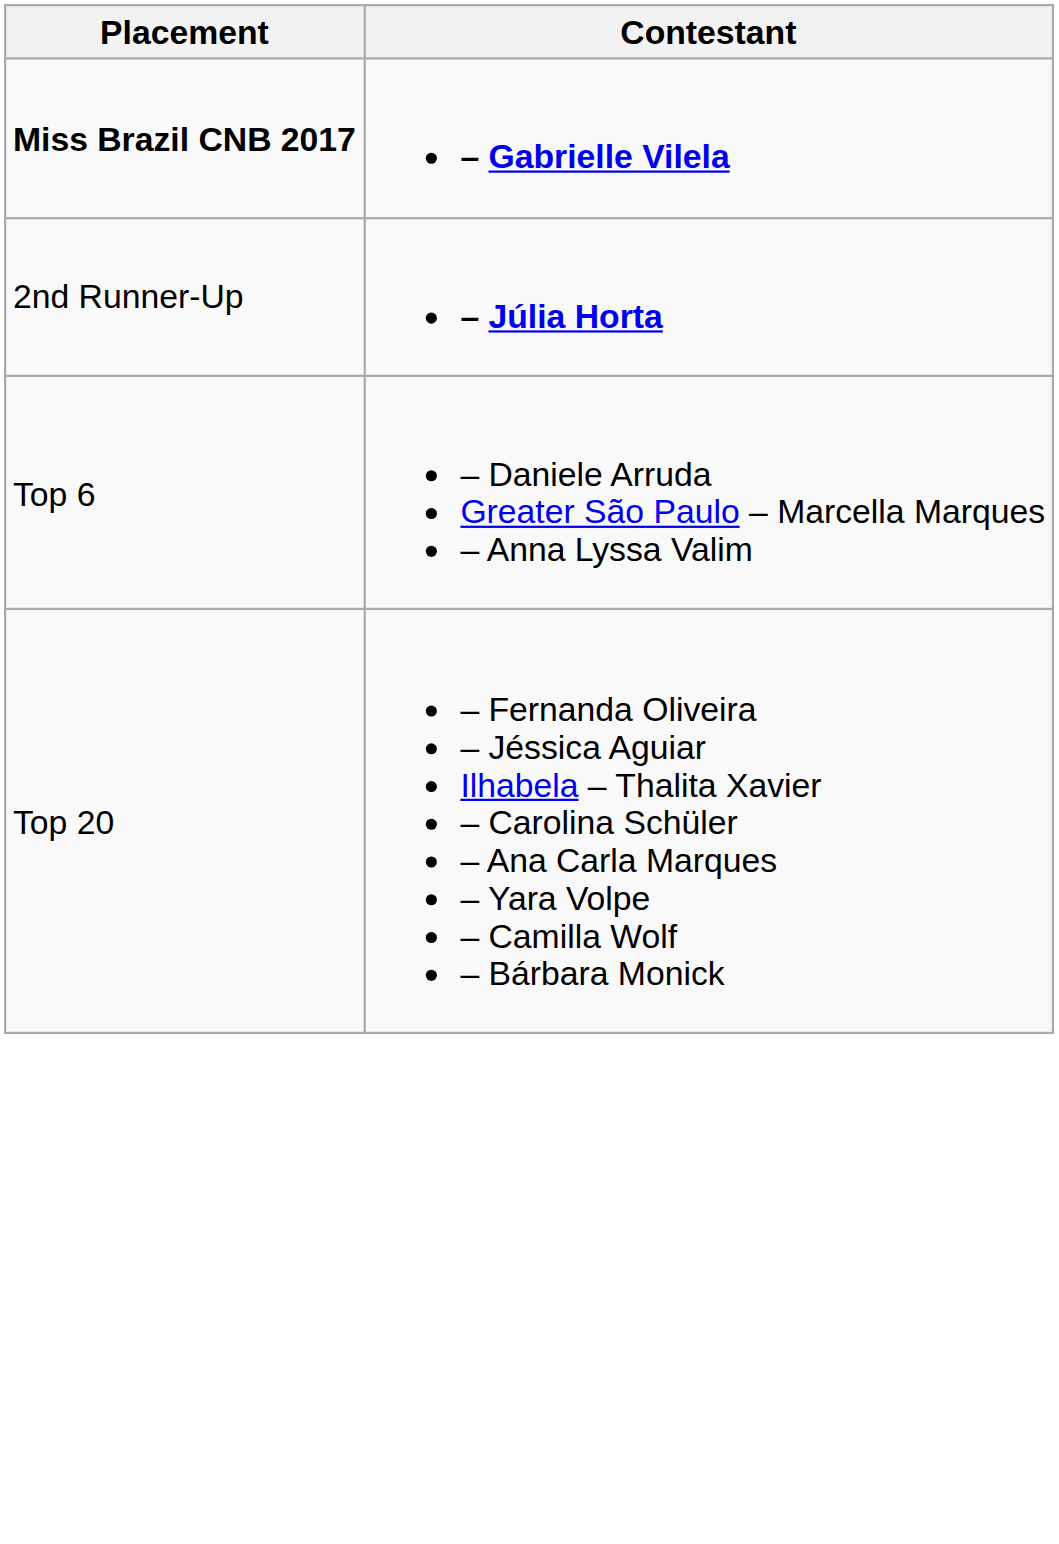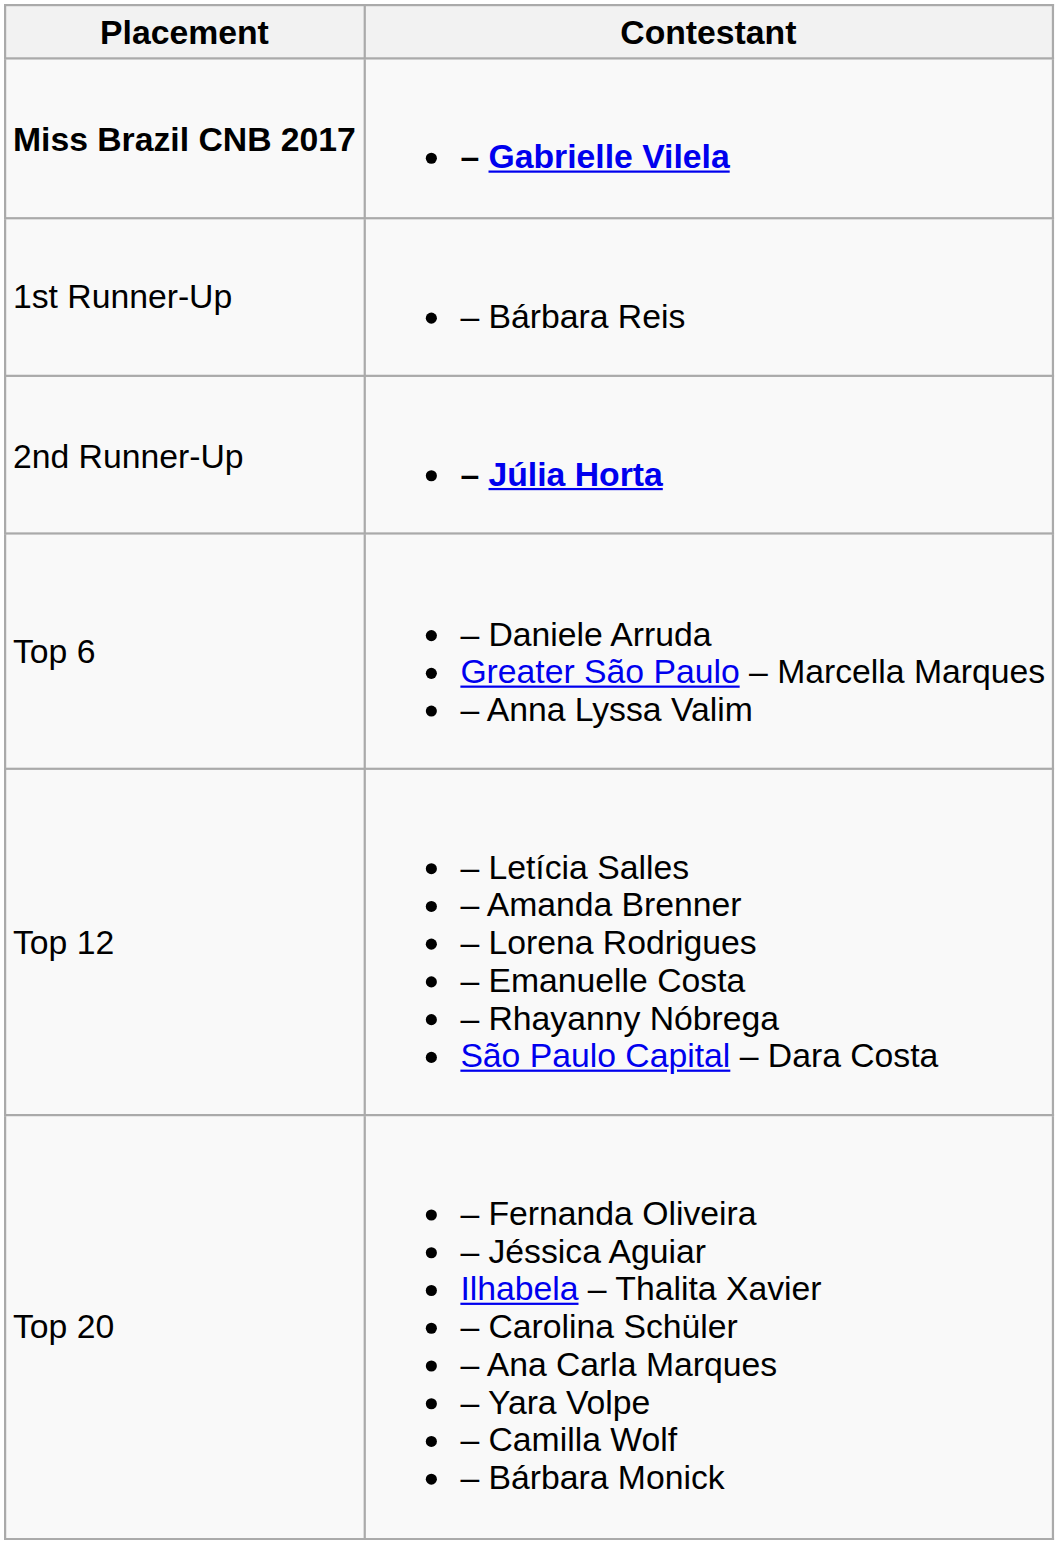+ row: (123, 297)
+ row: (64, 942)
